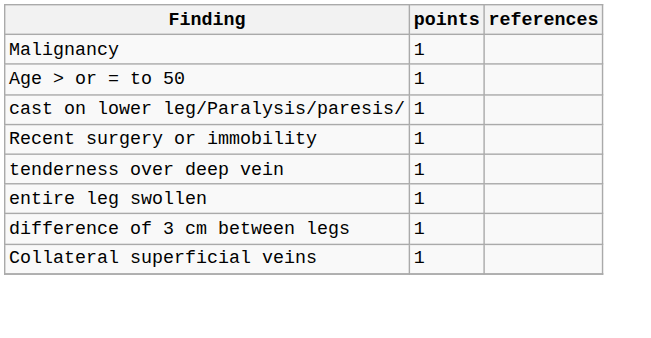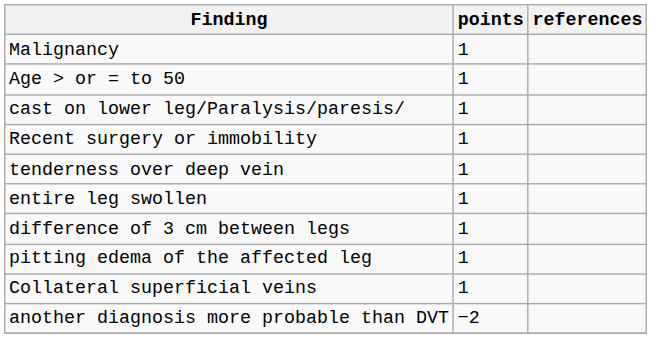+ row: (191, 259)
+ row: (229, 318)
